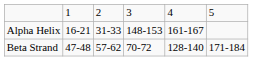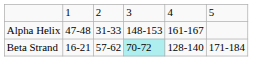(78, 30) 16-21 -> (78, 30) 47-48
(78, 47) 47-48 -> (78, 47) 16-21
(139, 47) no background -> (139, 47) paleturquoise background
